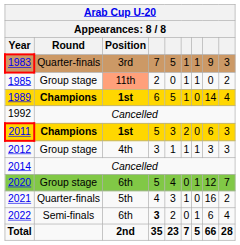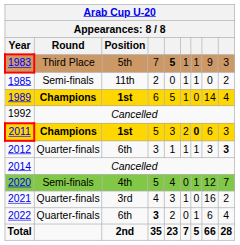(69, 63) Quarter-finals -> (68, 63) Third Place
(126, 63) 3rd -> (125, 63) 5th
(173, 63) normal -> (172, 63) bold
(68, 80) Group stage -> (68, 80) Semi-finals
(126, 80) lightsalmon background -> (125, 80) no background
(197, 132) normal -> (196, 132) bold
(68, 149) Group stage -> (68, 149) Quarter-finals
(126, 149) 4th -> (125, 149) 6th
(227, 149) normal -> (226, 149) bold
(68, 182) Group stage -> (68, 182) Semi-finals
(126, 182) 6th -> (125, 182) 4th
(126, 199) 5th -> (125, 199) 3rd
(68, 215) Semi-finals -> (68, 215) Quarter-finals
